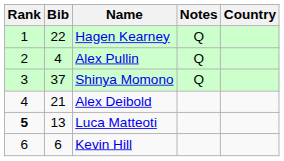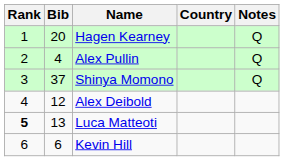columns swapped: (250, 15) <-> (199, 15)
(58, 36) 22 -> (58, 36) 20
(58, 101) 21 -> (58, 101) 12
